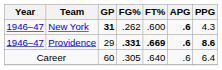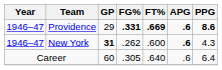rows swapped: (68, 27) <-> (72, 42)
